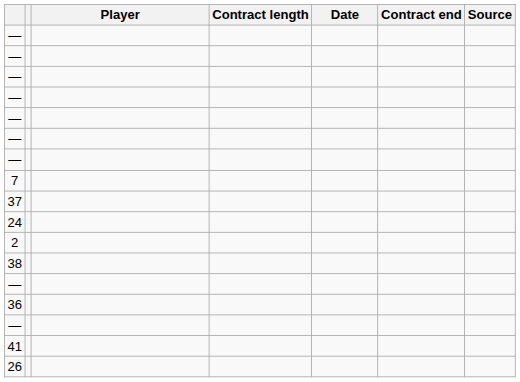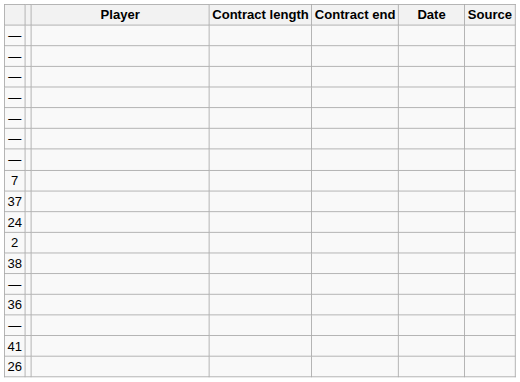columns swapped: (421, 15) <-> (345, 15)
